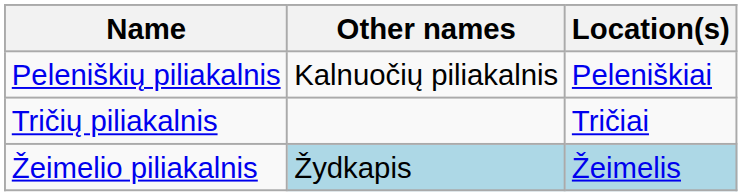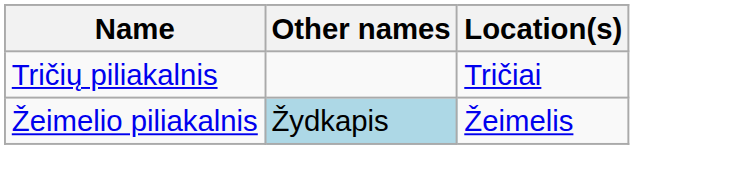- row: (146, 75)
(626, 168) lightblue background -> (519, 121) no background
